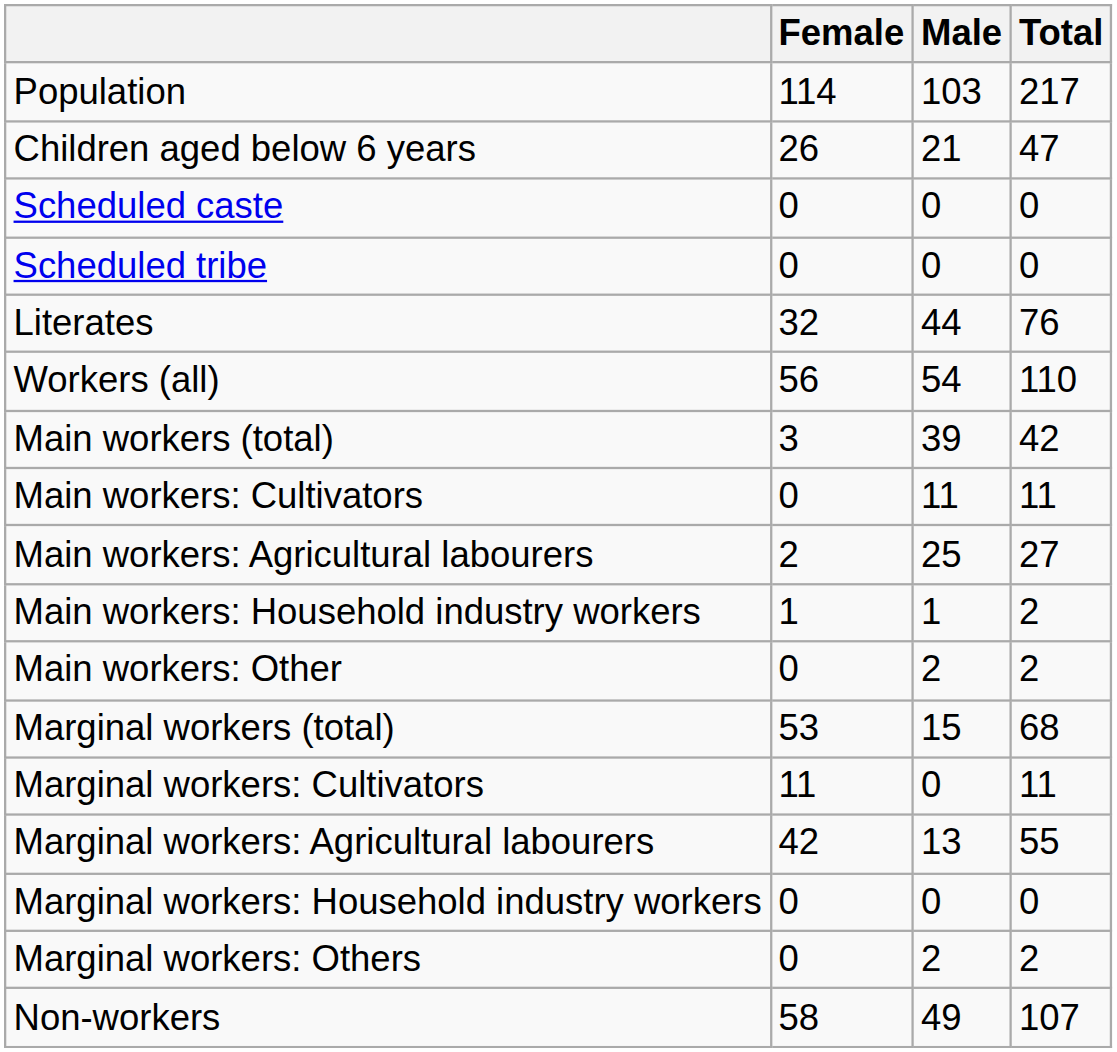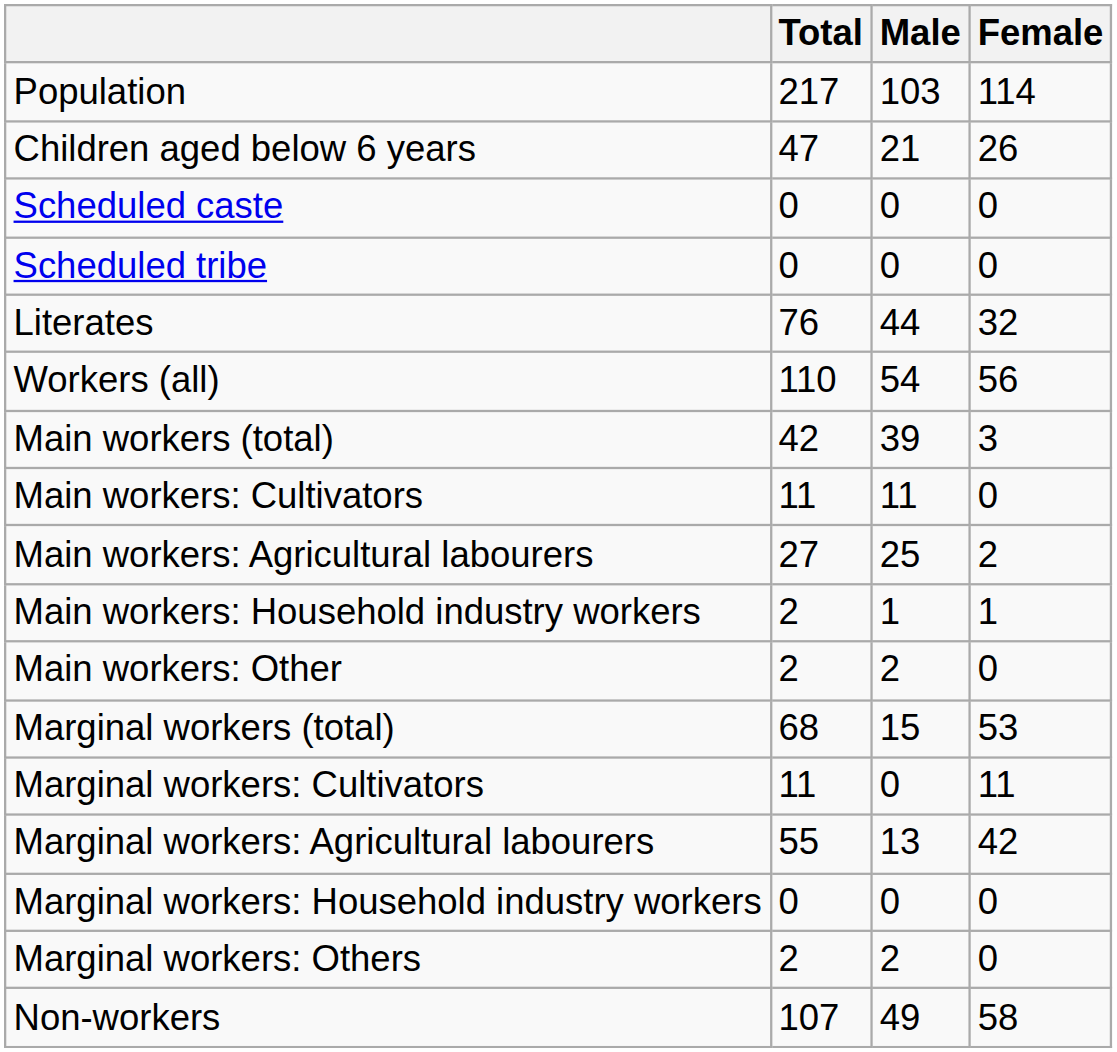columns swapped: (1061, 33) <-> (841, 33)
